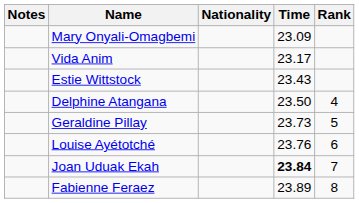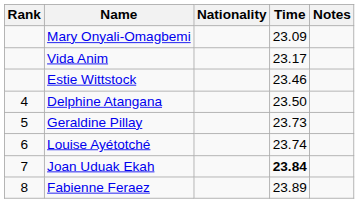columns swapped: (334, 15) <-> (26, 15)
(294, 79) 23.43 -> (290, 79) 23.46
(294, 144) 23.76 -> (290, 144) 23.74
